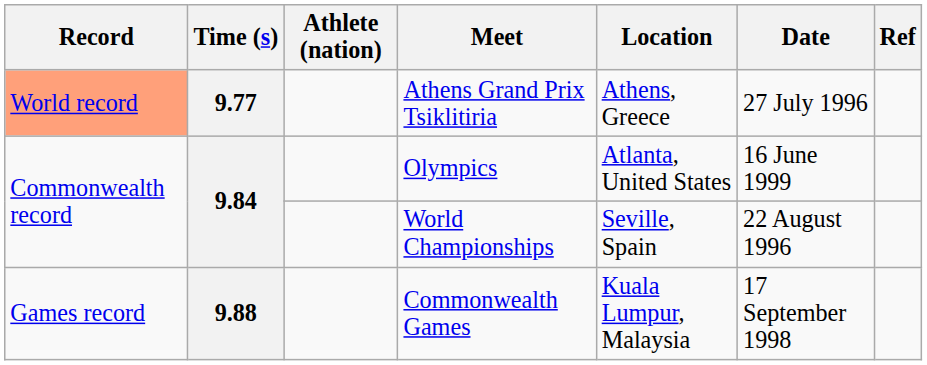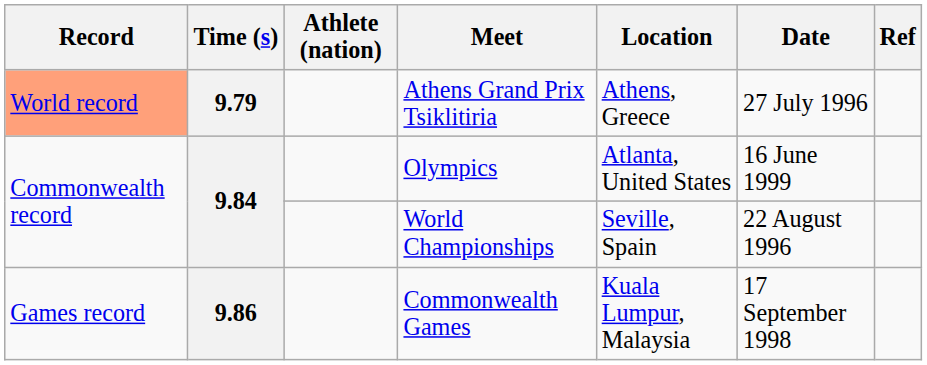(236, 102) 9.77 -> (236, 102) 9.79
(236, 312) 9.88 -> (236, 312) 9.86
